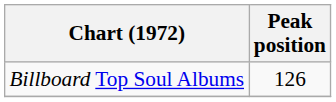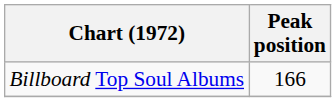(290, 79) 126 -> (290, 79) 166
